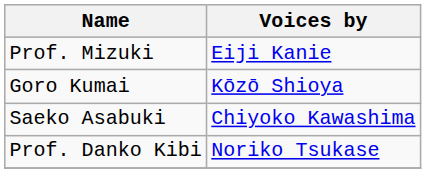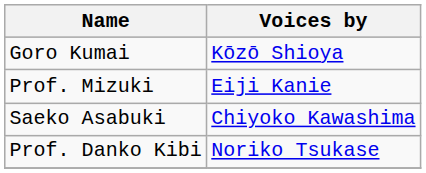rows swapped: (82, 54) <-> (70, 86)
